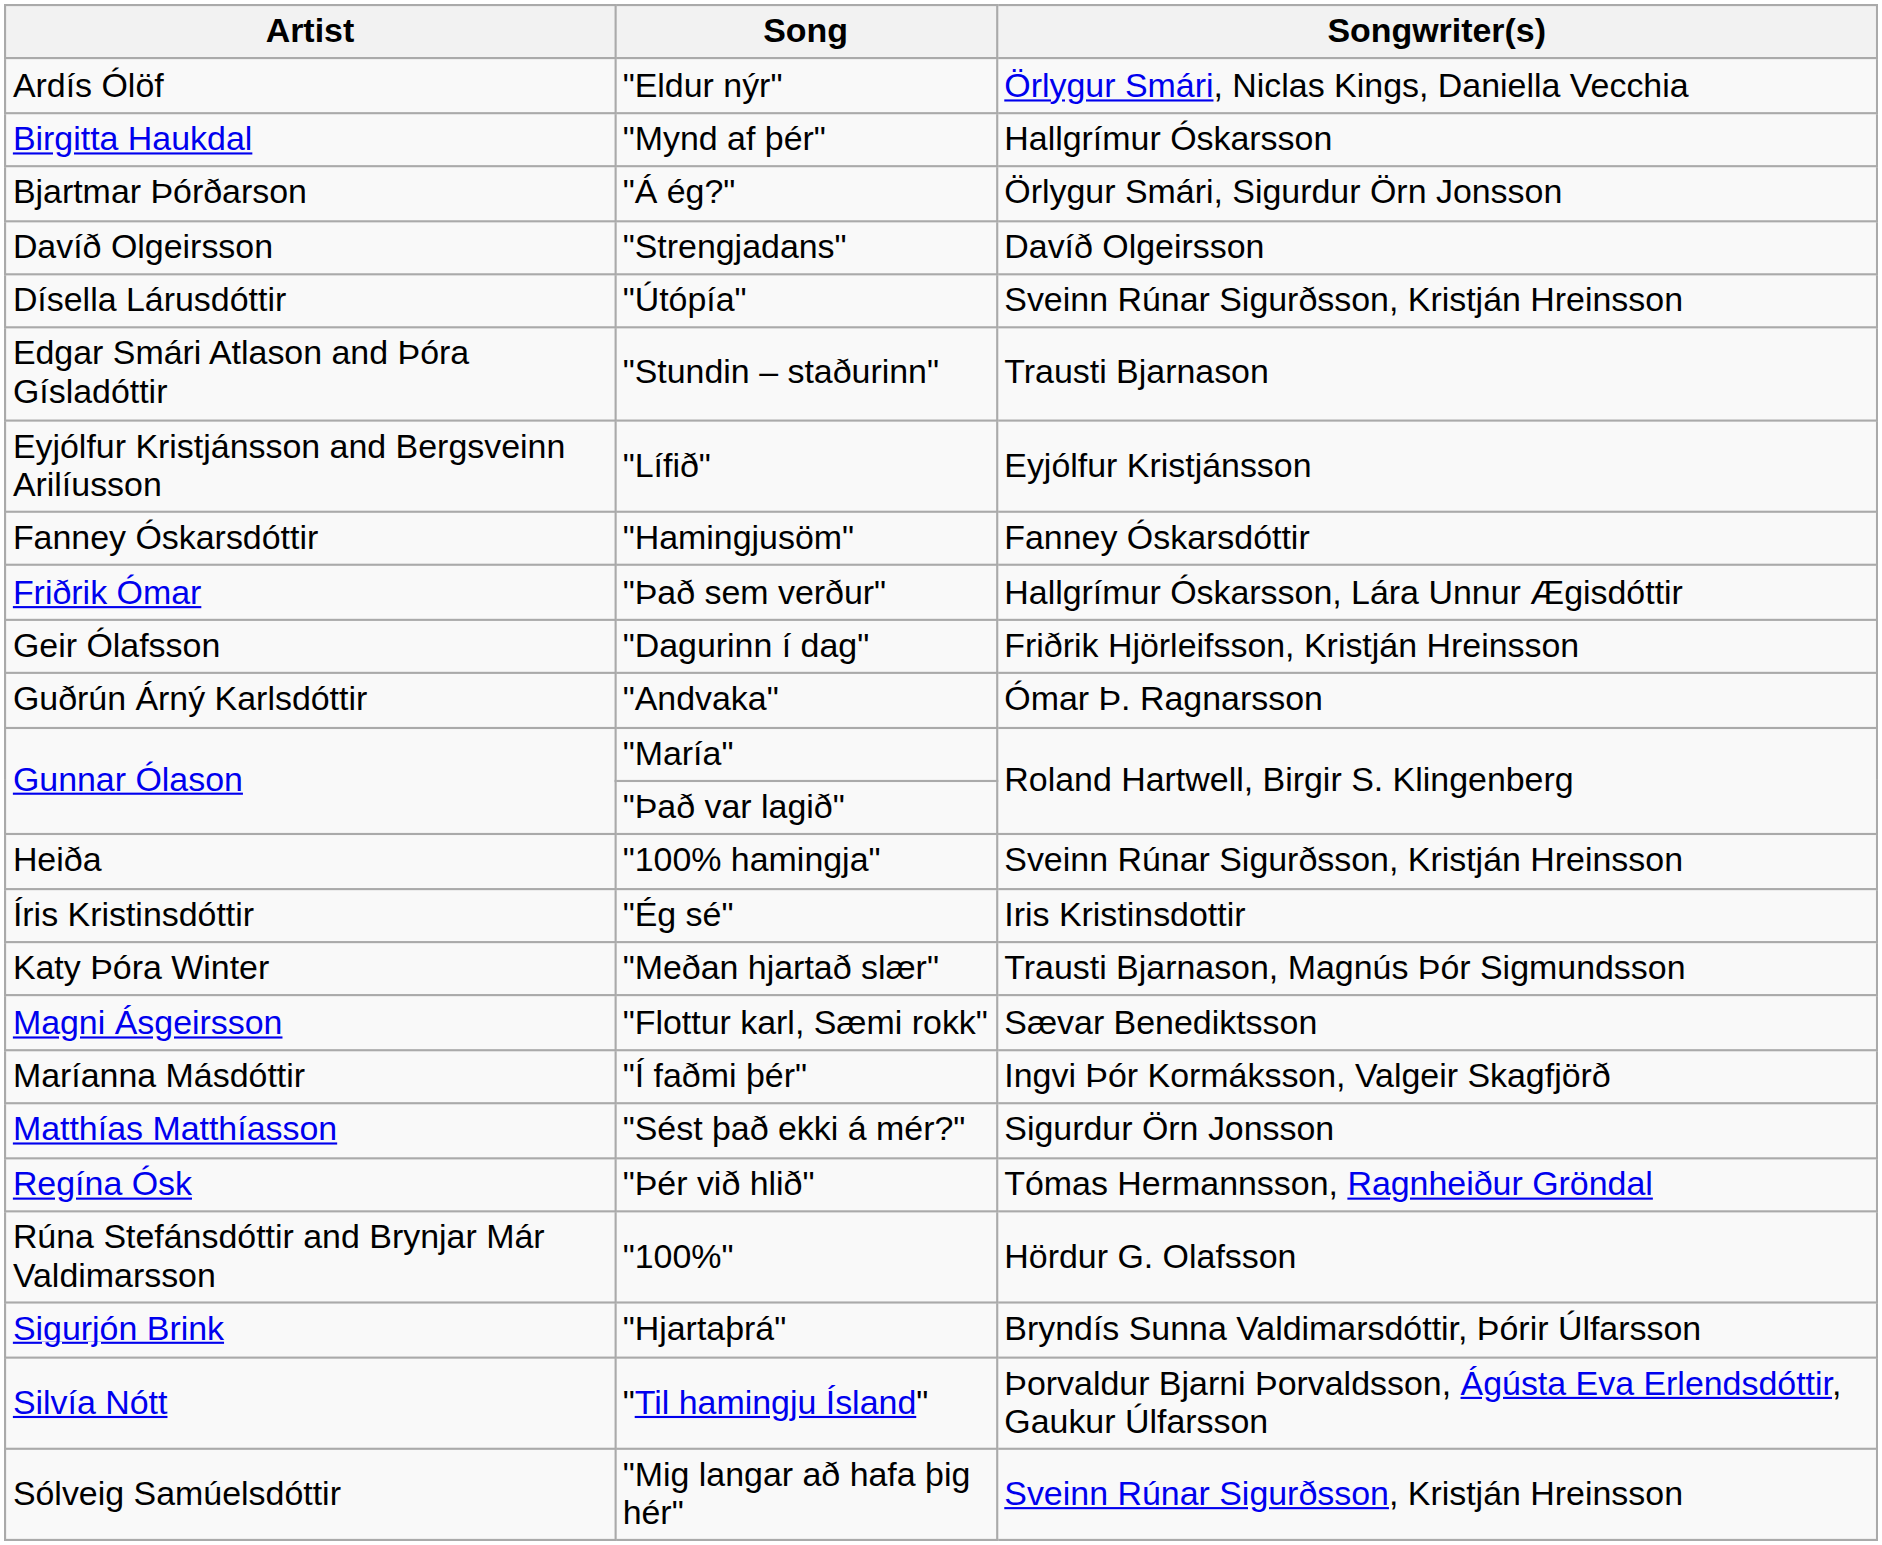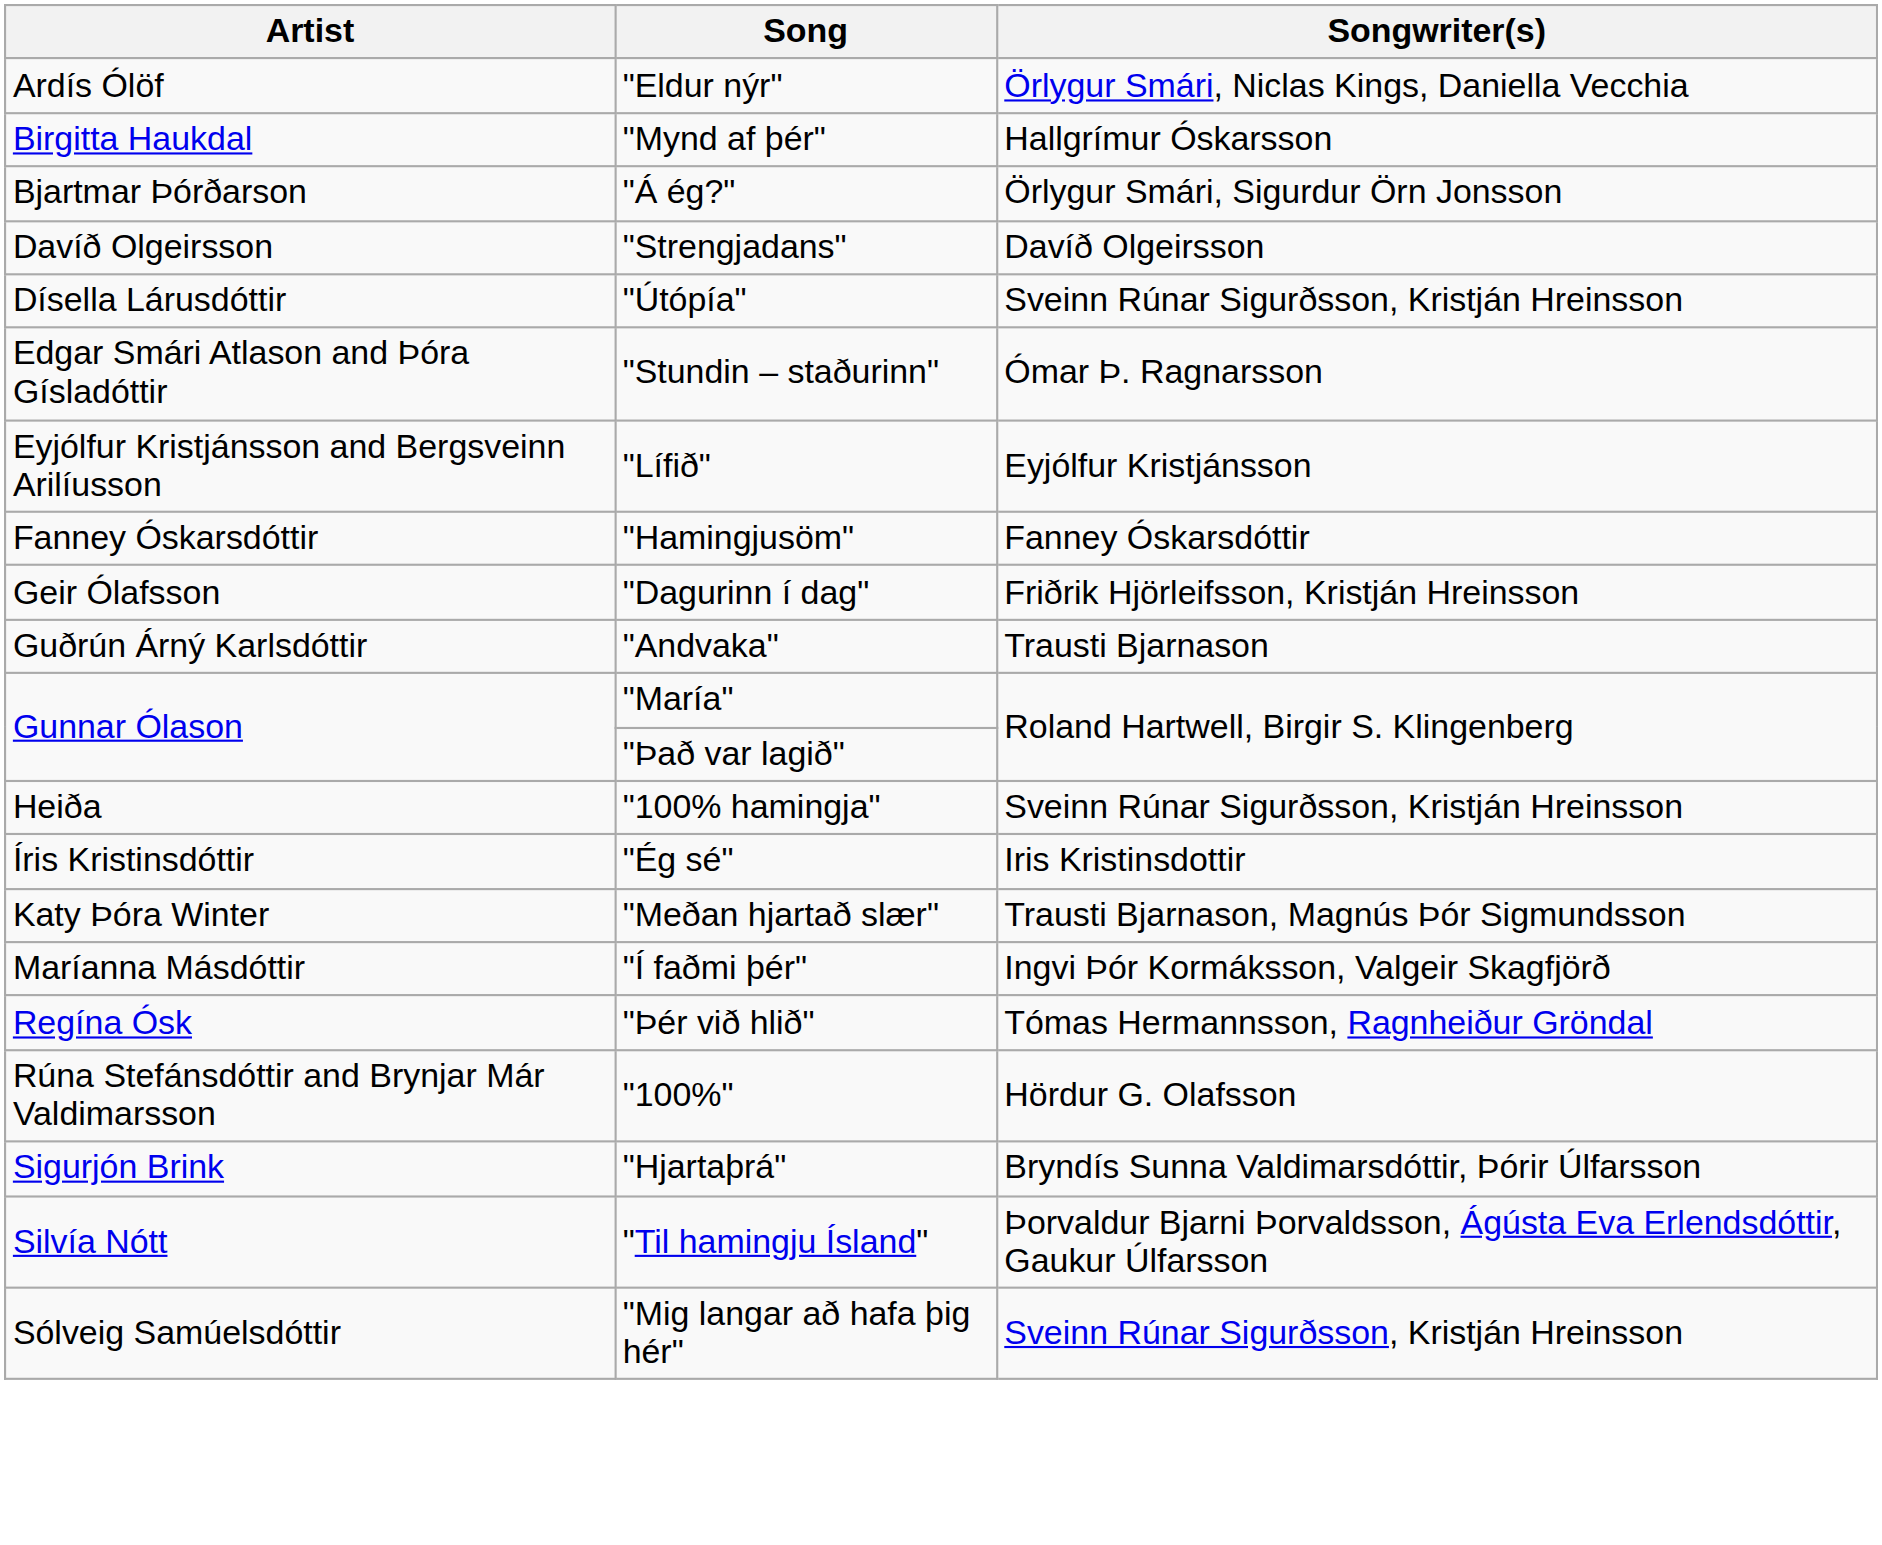(1137, 373) Trausti Bjarnason -> (1164, 373) Ómar Þ. Ragnarsson
- row: (754, 591)
(1164, 699) Ómar Þ. Ragnarsson -> (1137, 645) Trausti Bjarnason
- row: (805, 1022)
- row: (794, 1129)
